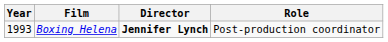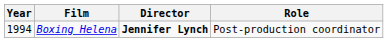(19, 30) 1993 -> (19, 30) 1994
